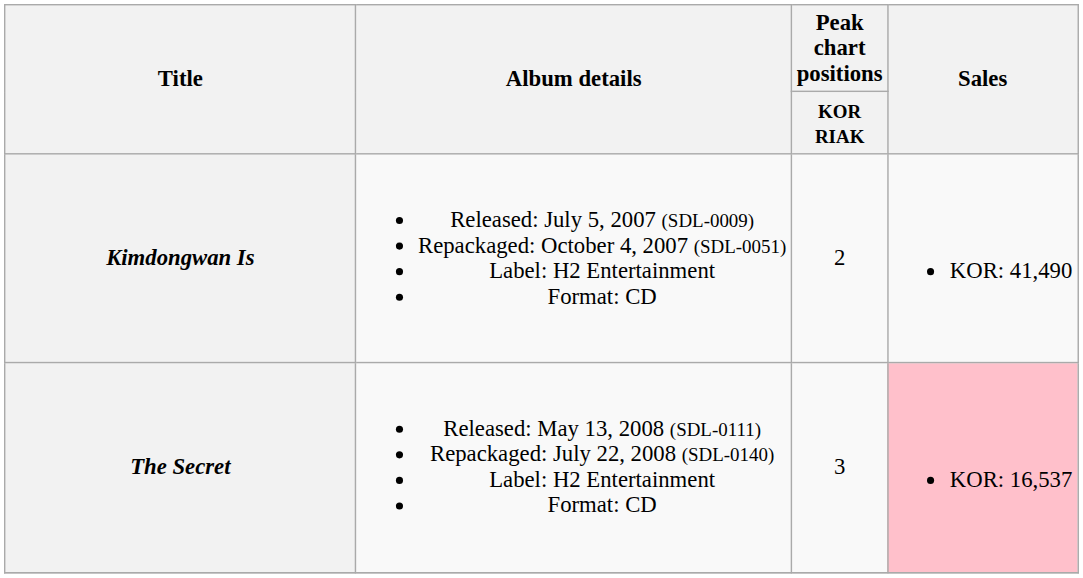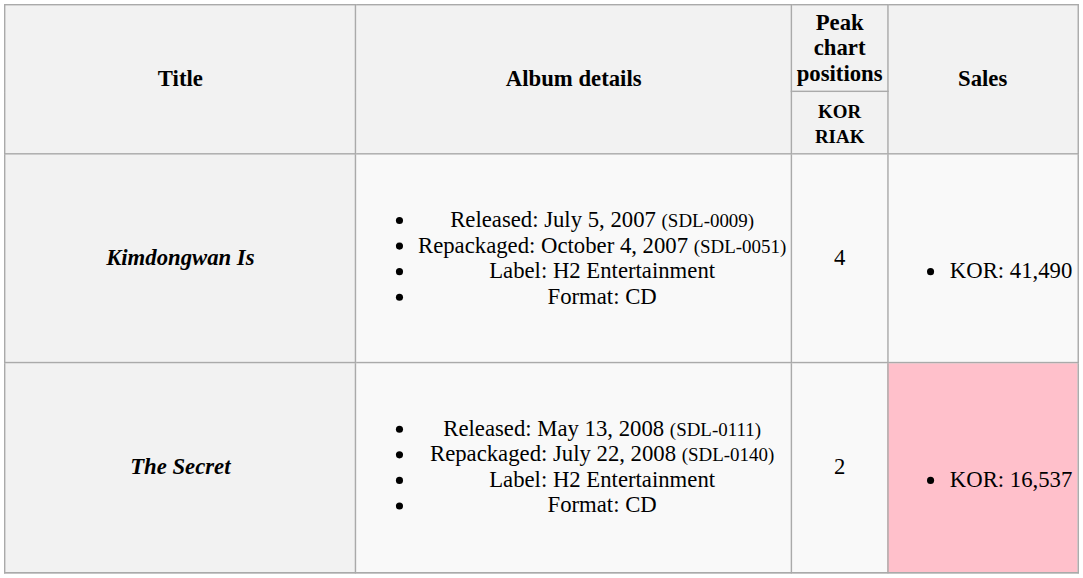(840, 257) 2 -> (840, 257) 4
(840, 467) 3 -> (840, 467) 2
